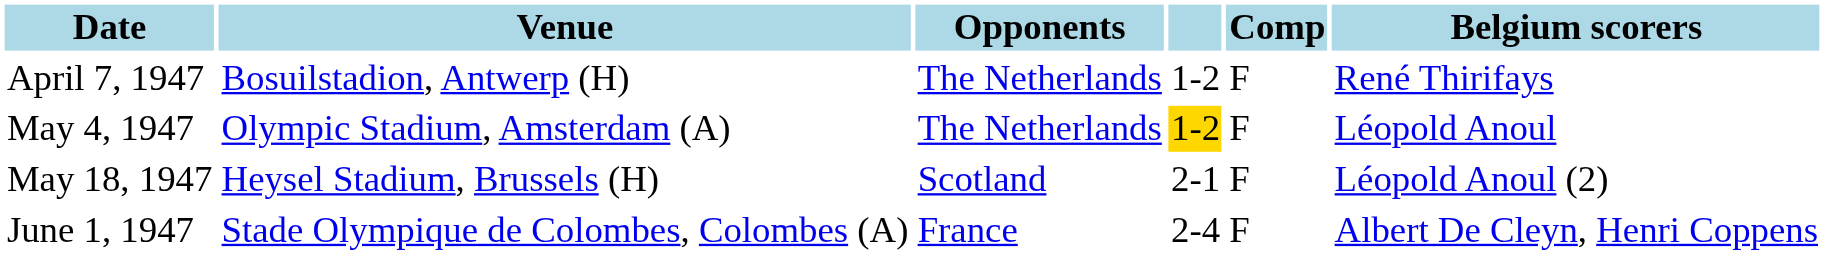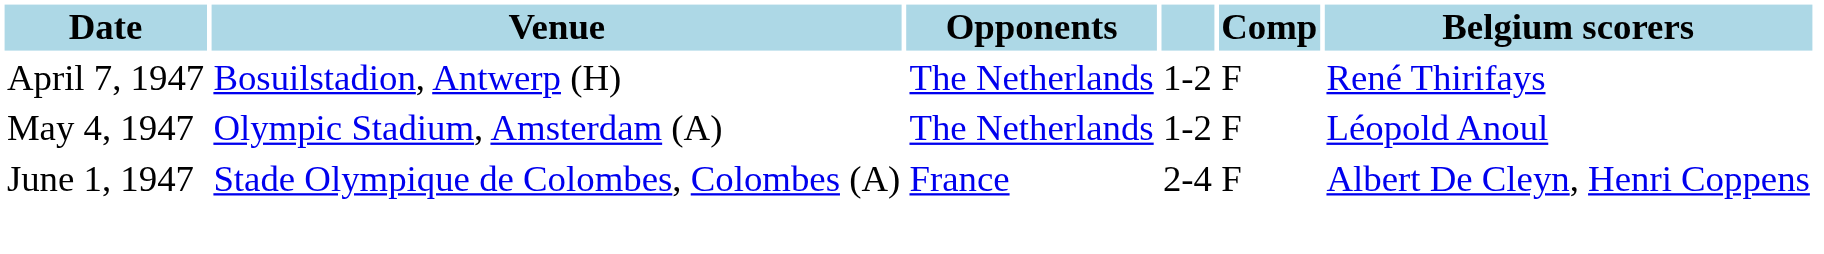(1196, 128) gold background -> (1187, 128) no background
- row: (110, 178)
